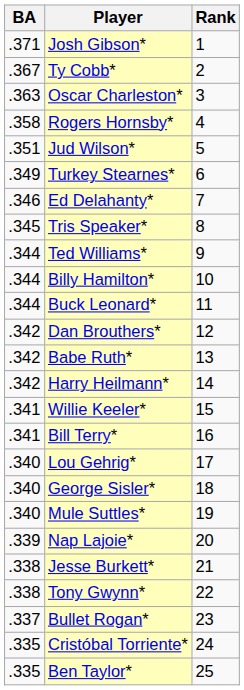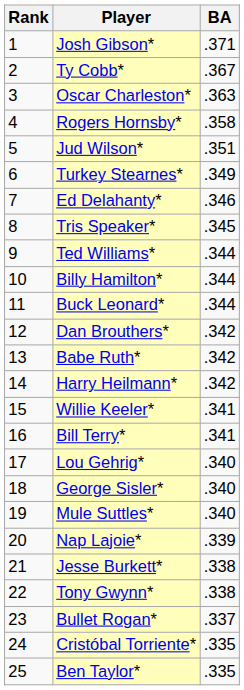columns swapped: (216, 18) <-> (24, 18)
